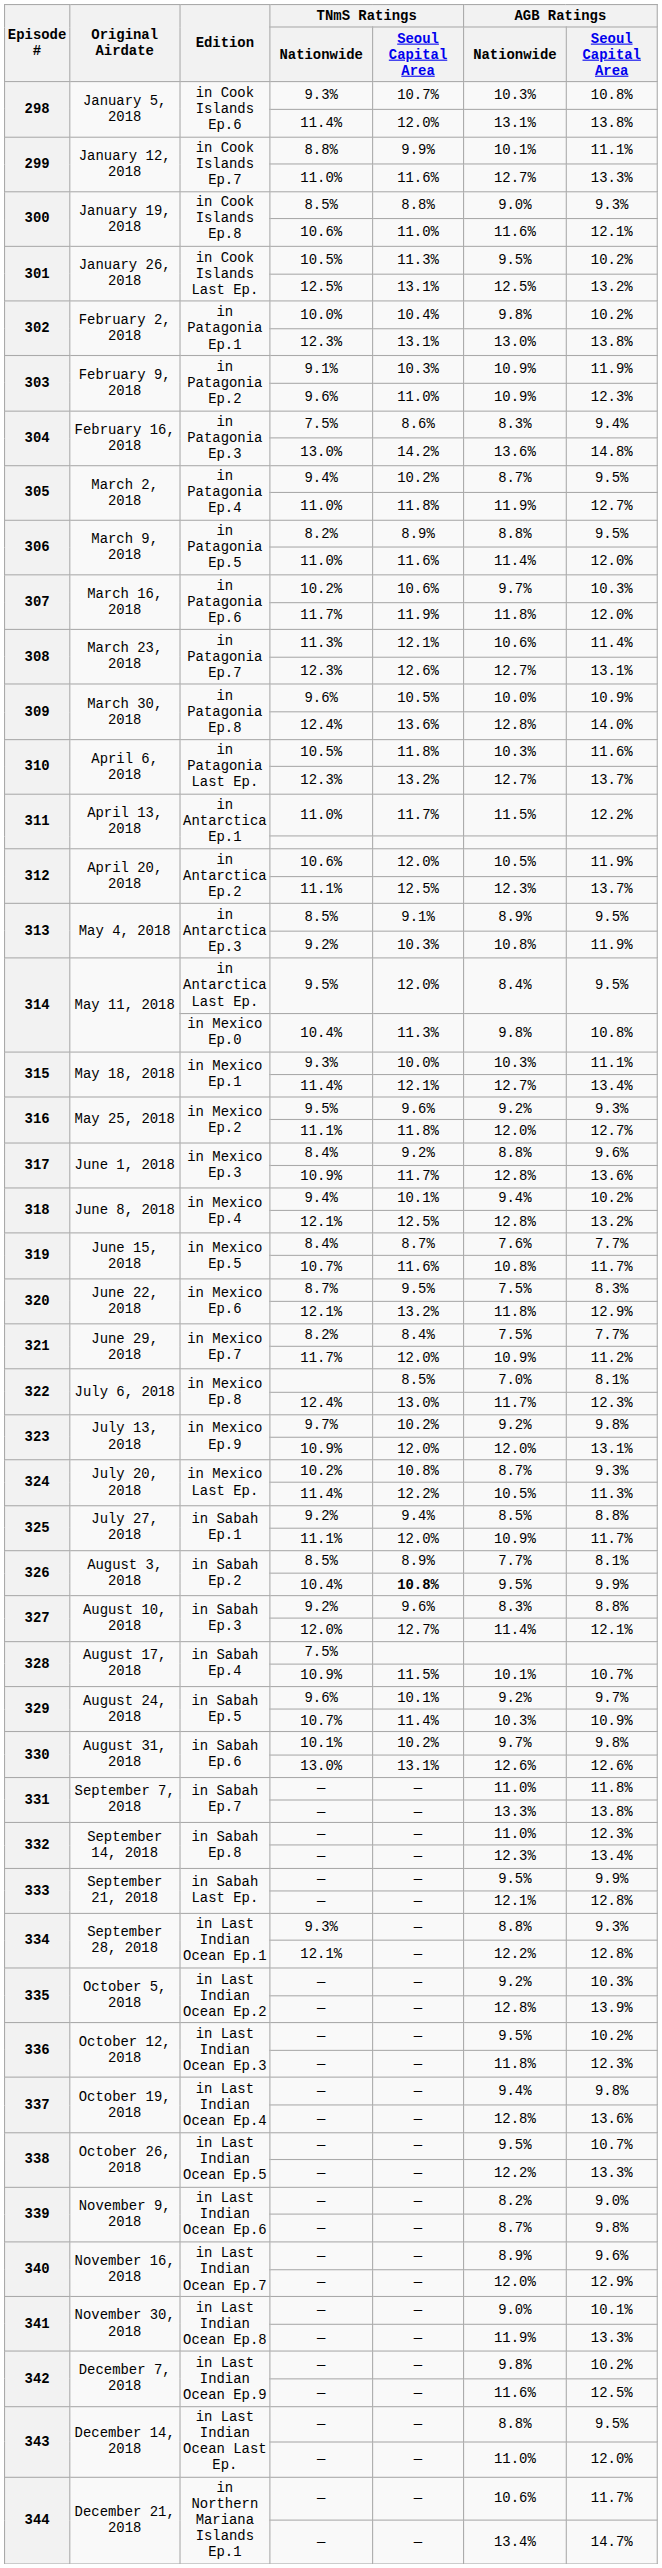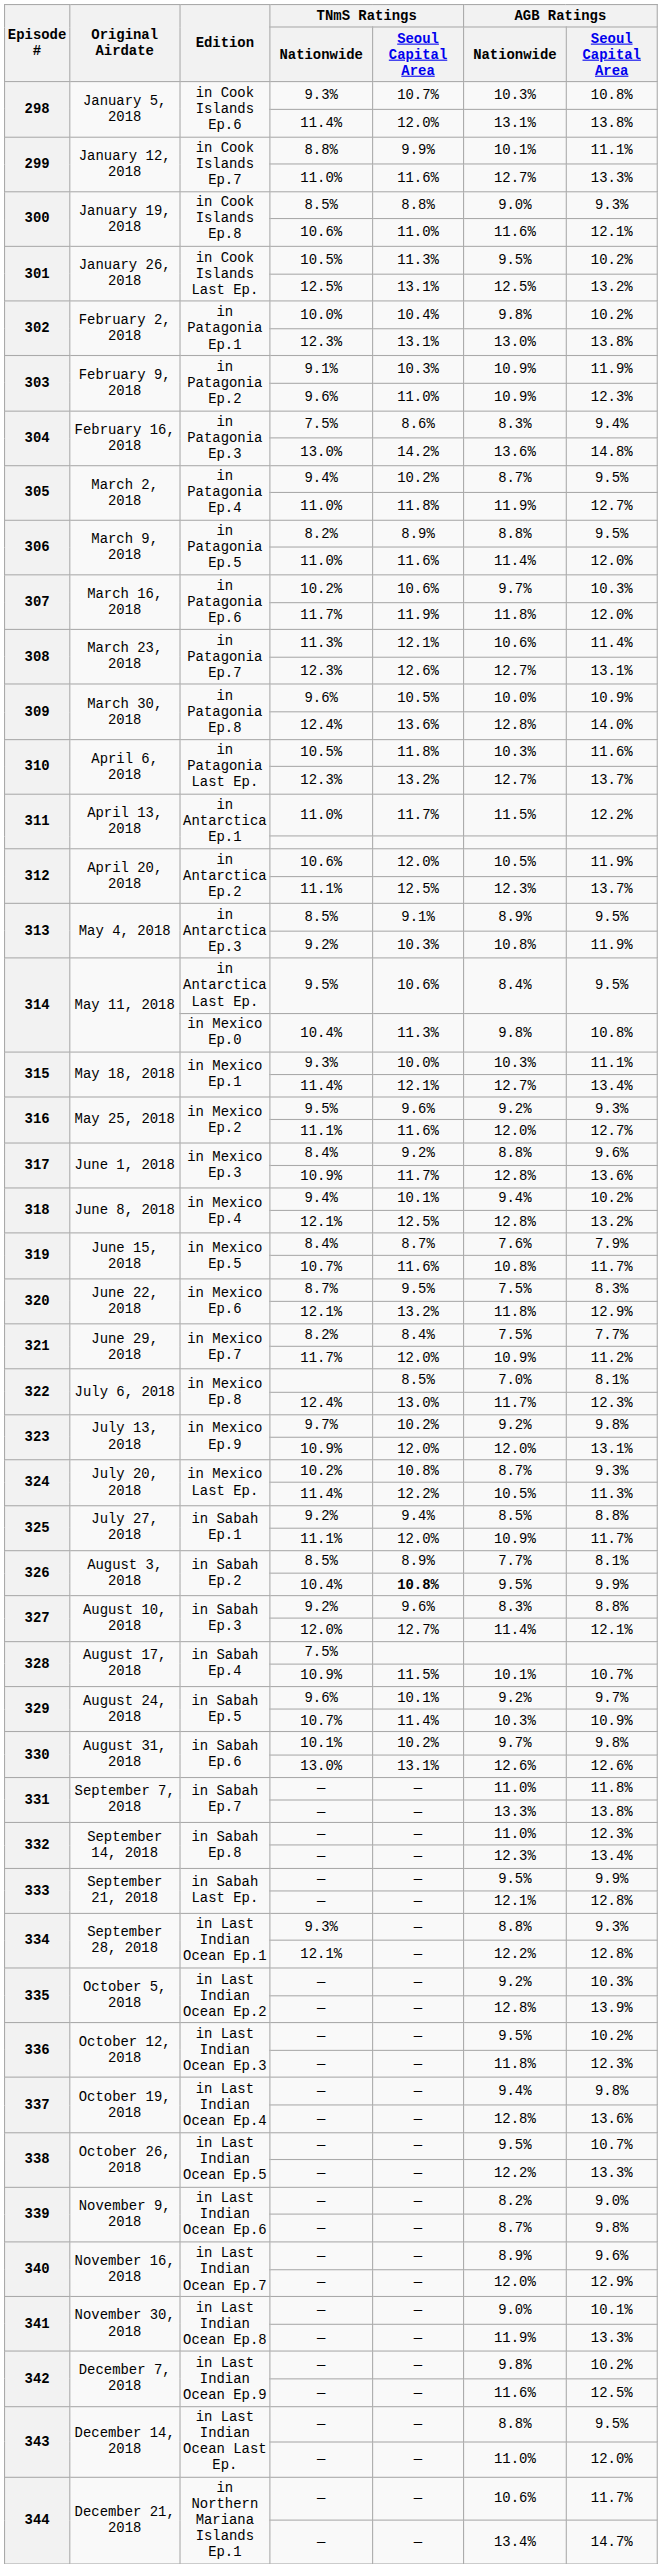(418, 986) 12.0% -> (418, 986) 10.6%
(418, 1131) 11.8% -> (418, 1131) 11.6%
(612, 1244) 7.7% -> (612, 1244) 7.9%
